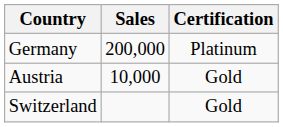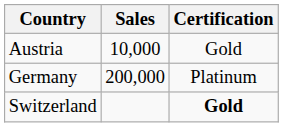rows swapped: (36, 77) <-> (43, 48)
(224, 106) normal -> (224, 106) bold
